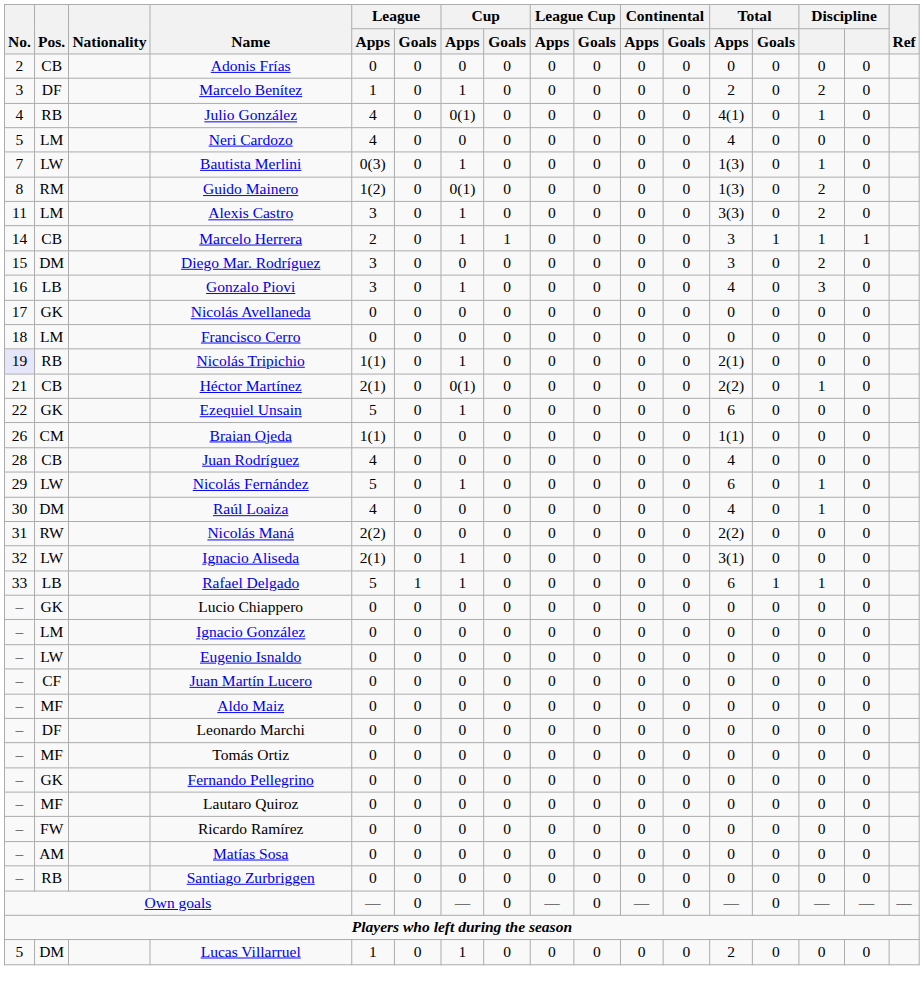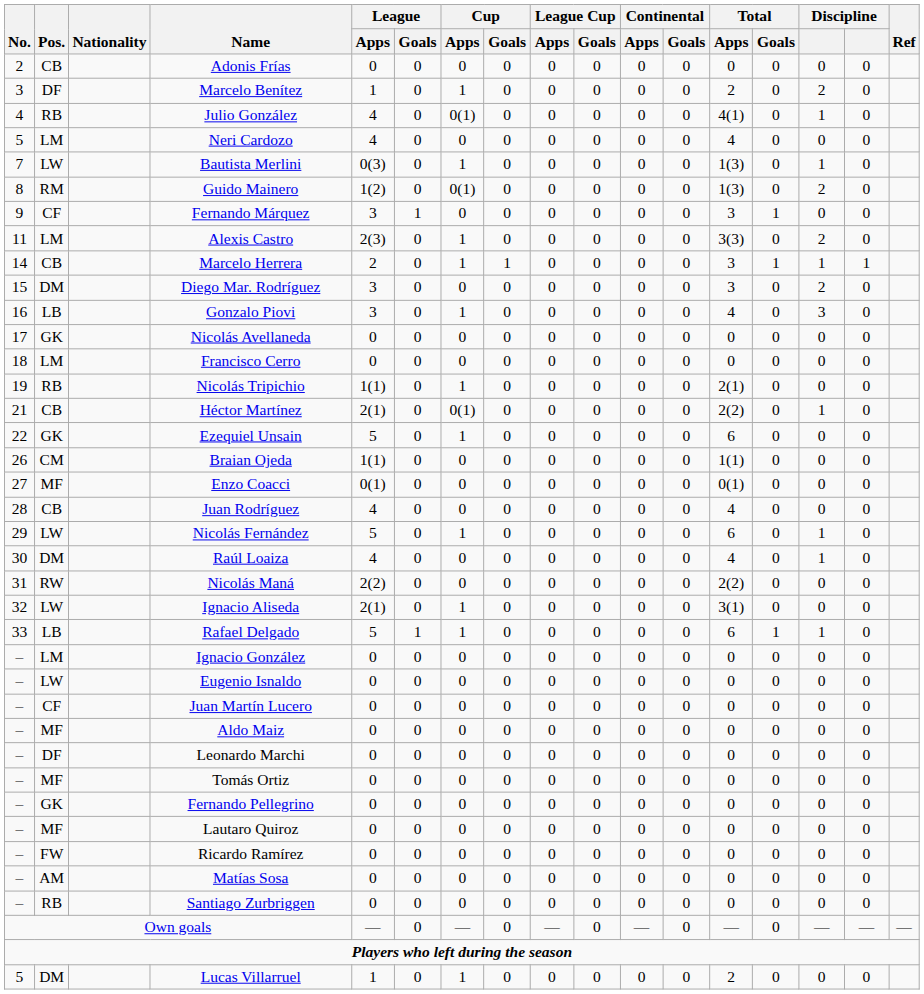+ row: (251, 213)
(373, 213) 3 -> (373, 238) 2(3)
(19, 361) lavender background -> (19, 386) no background
+ row: (251, 484)
- row: (251, 607)
